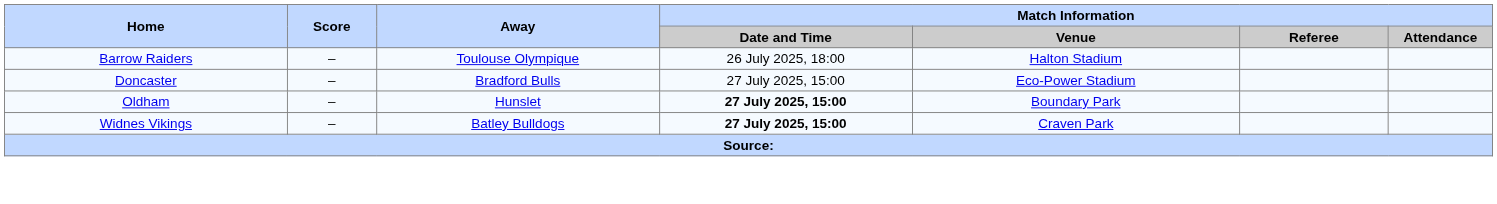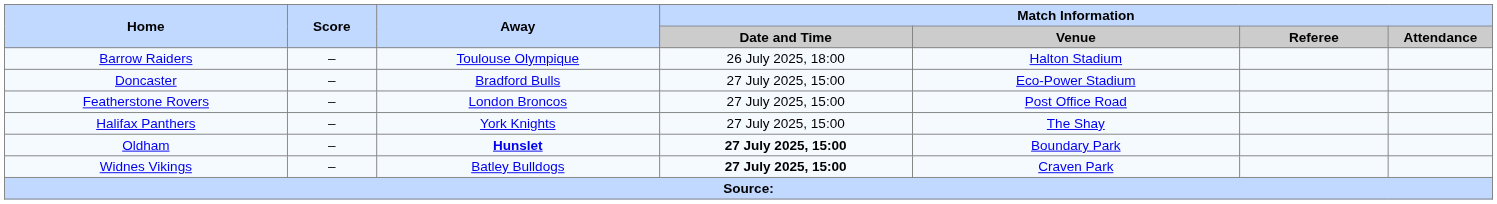+ row: (146, 102)
+ row: (146, 123)
(518, 102) normal -> (518, 145) bold
